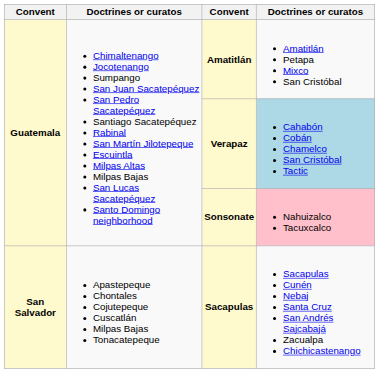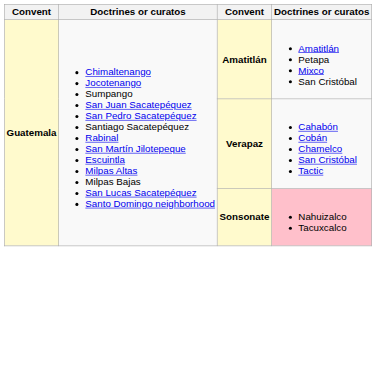(315, 149) lightblue background -> (322, 149) no background
- row: (229, 307)
